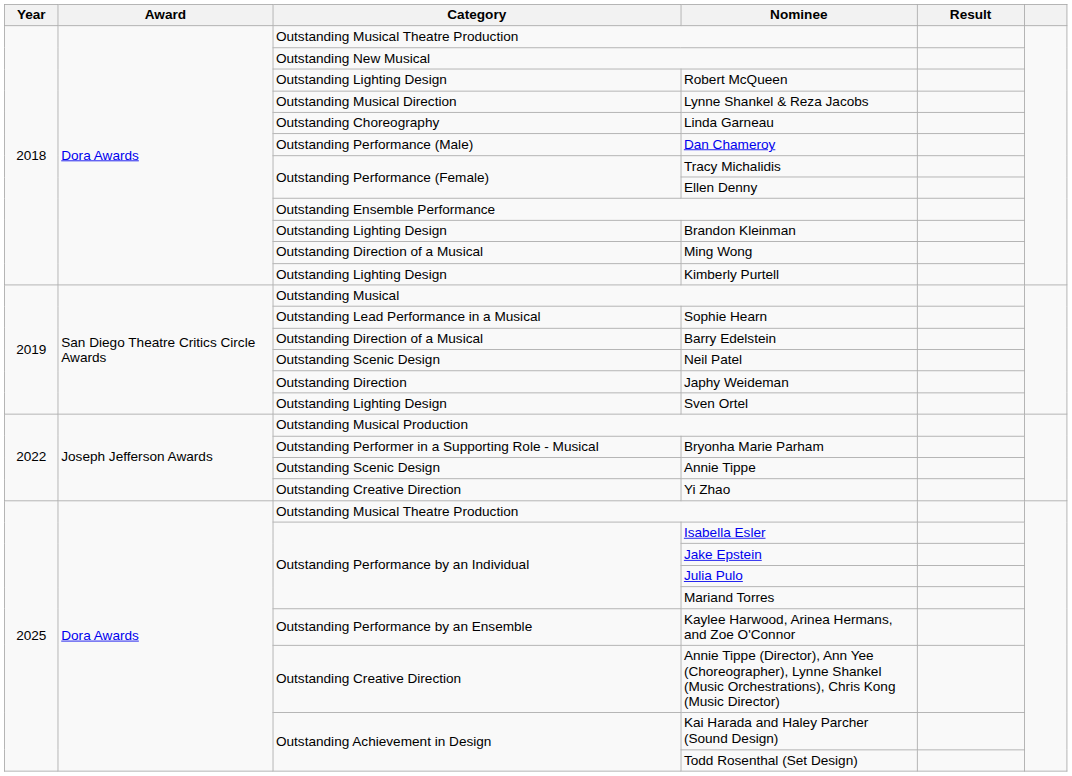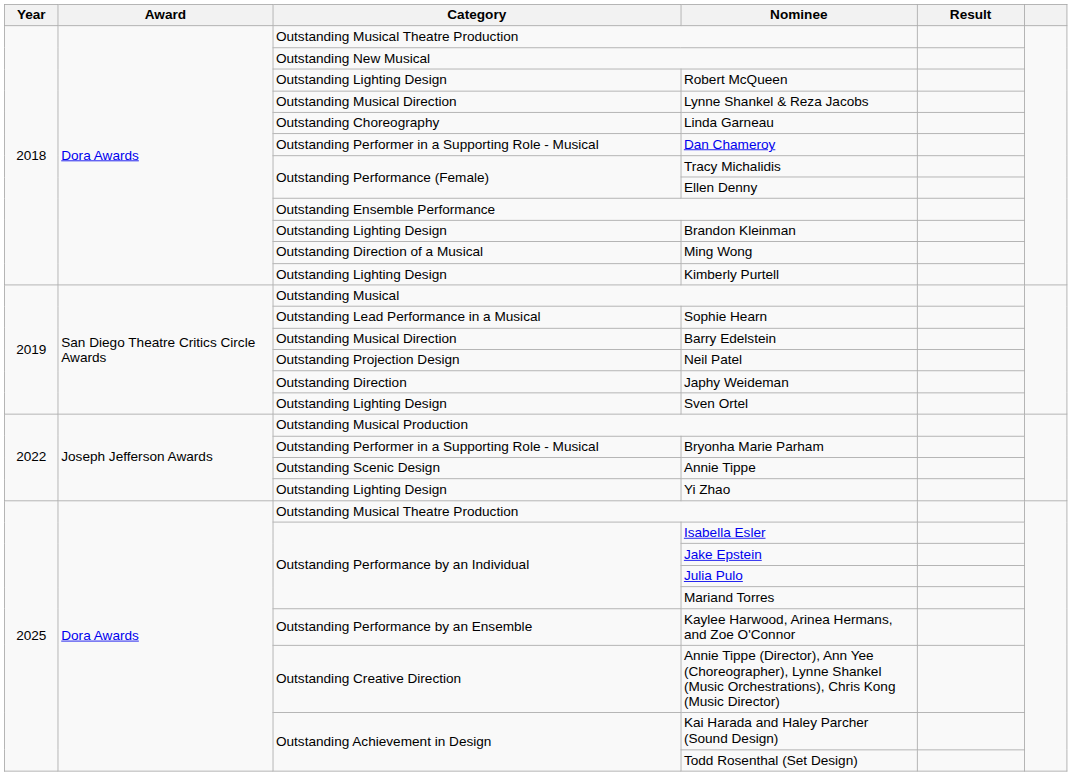(375, 144) Outstanding Performance (Male) -> (437, 144) Outstanding Performer in a Supporting Role - Musical
(379, 338) Outstanding Direction of a Musical -> (366, 338) Outstanding Musical Direction
(358, 360) Outstanding Scenic Design -> (368, 360) Outstanding Projection Design
(369, 489) Outstanding Creative Direction -> (361, 489) Outstanding Lighting Design
